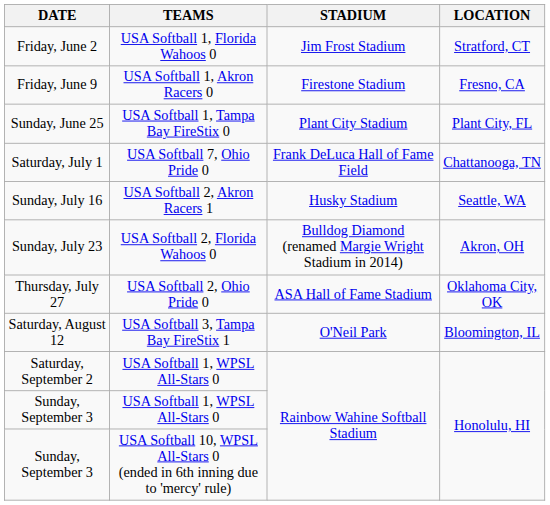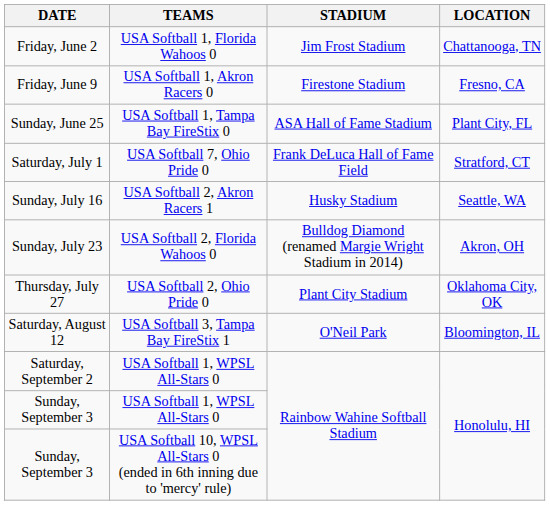(492, 46) Stratford, CT -> (492, 46) Chattanooga, TN
(353, 123) Plant City Stadium -> (353, 123) ASA Hall of Fame Stadium
(492, 162) Chattanooga, TN -> (492, 162) Stratford, CT
(353, 294) ASA Hall of Fame Stadium -> (353, 294) Plant City Stadium
